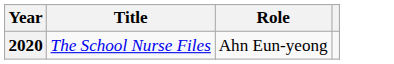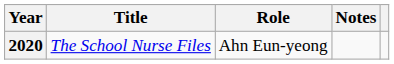+ column: (356, 18)
